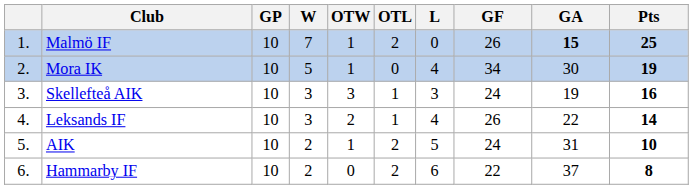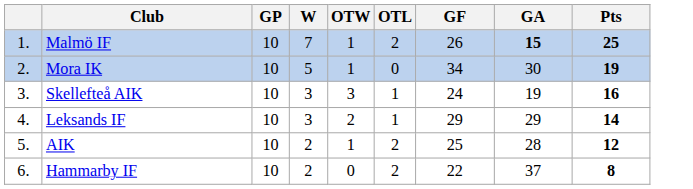- column: (435, 17)
(493, 119) 26 -> (455, 119) 29
(571, 119) 22 -> (533, 119) 29
(493, 145) 24 -> (455, 145) 25
(571, 145) 31 -> (533, 145) 28
(649, 145) 10 -> (611, 145) 12
